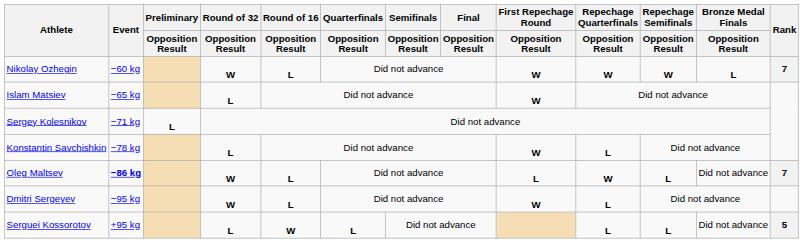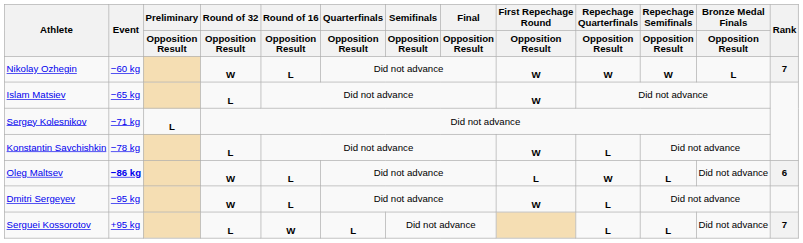(785, 173) 7 -> (785, 173) 6
(785, 225) 5 -> (785, 225) 7
